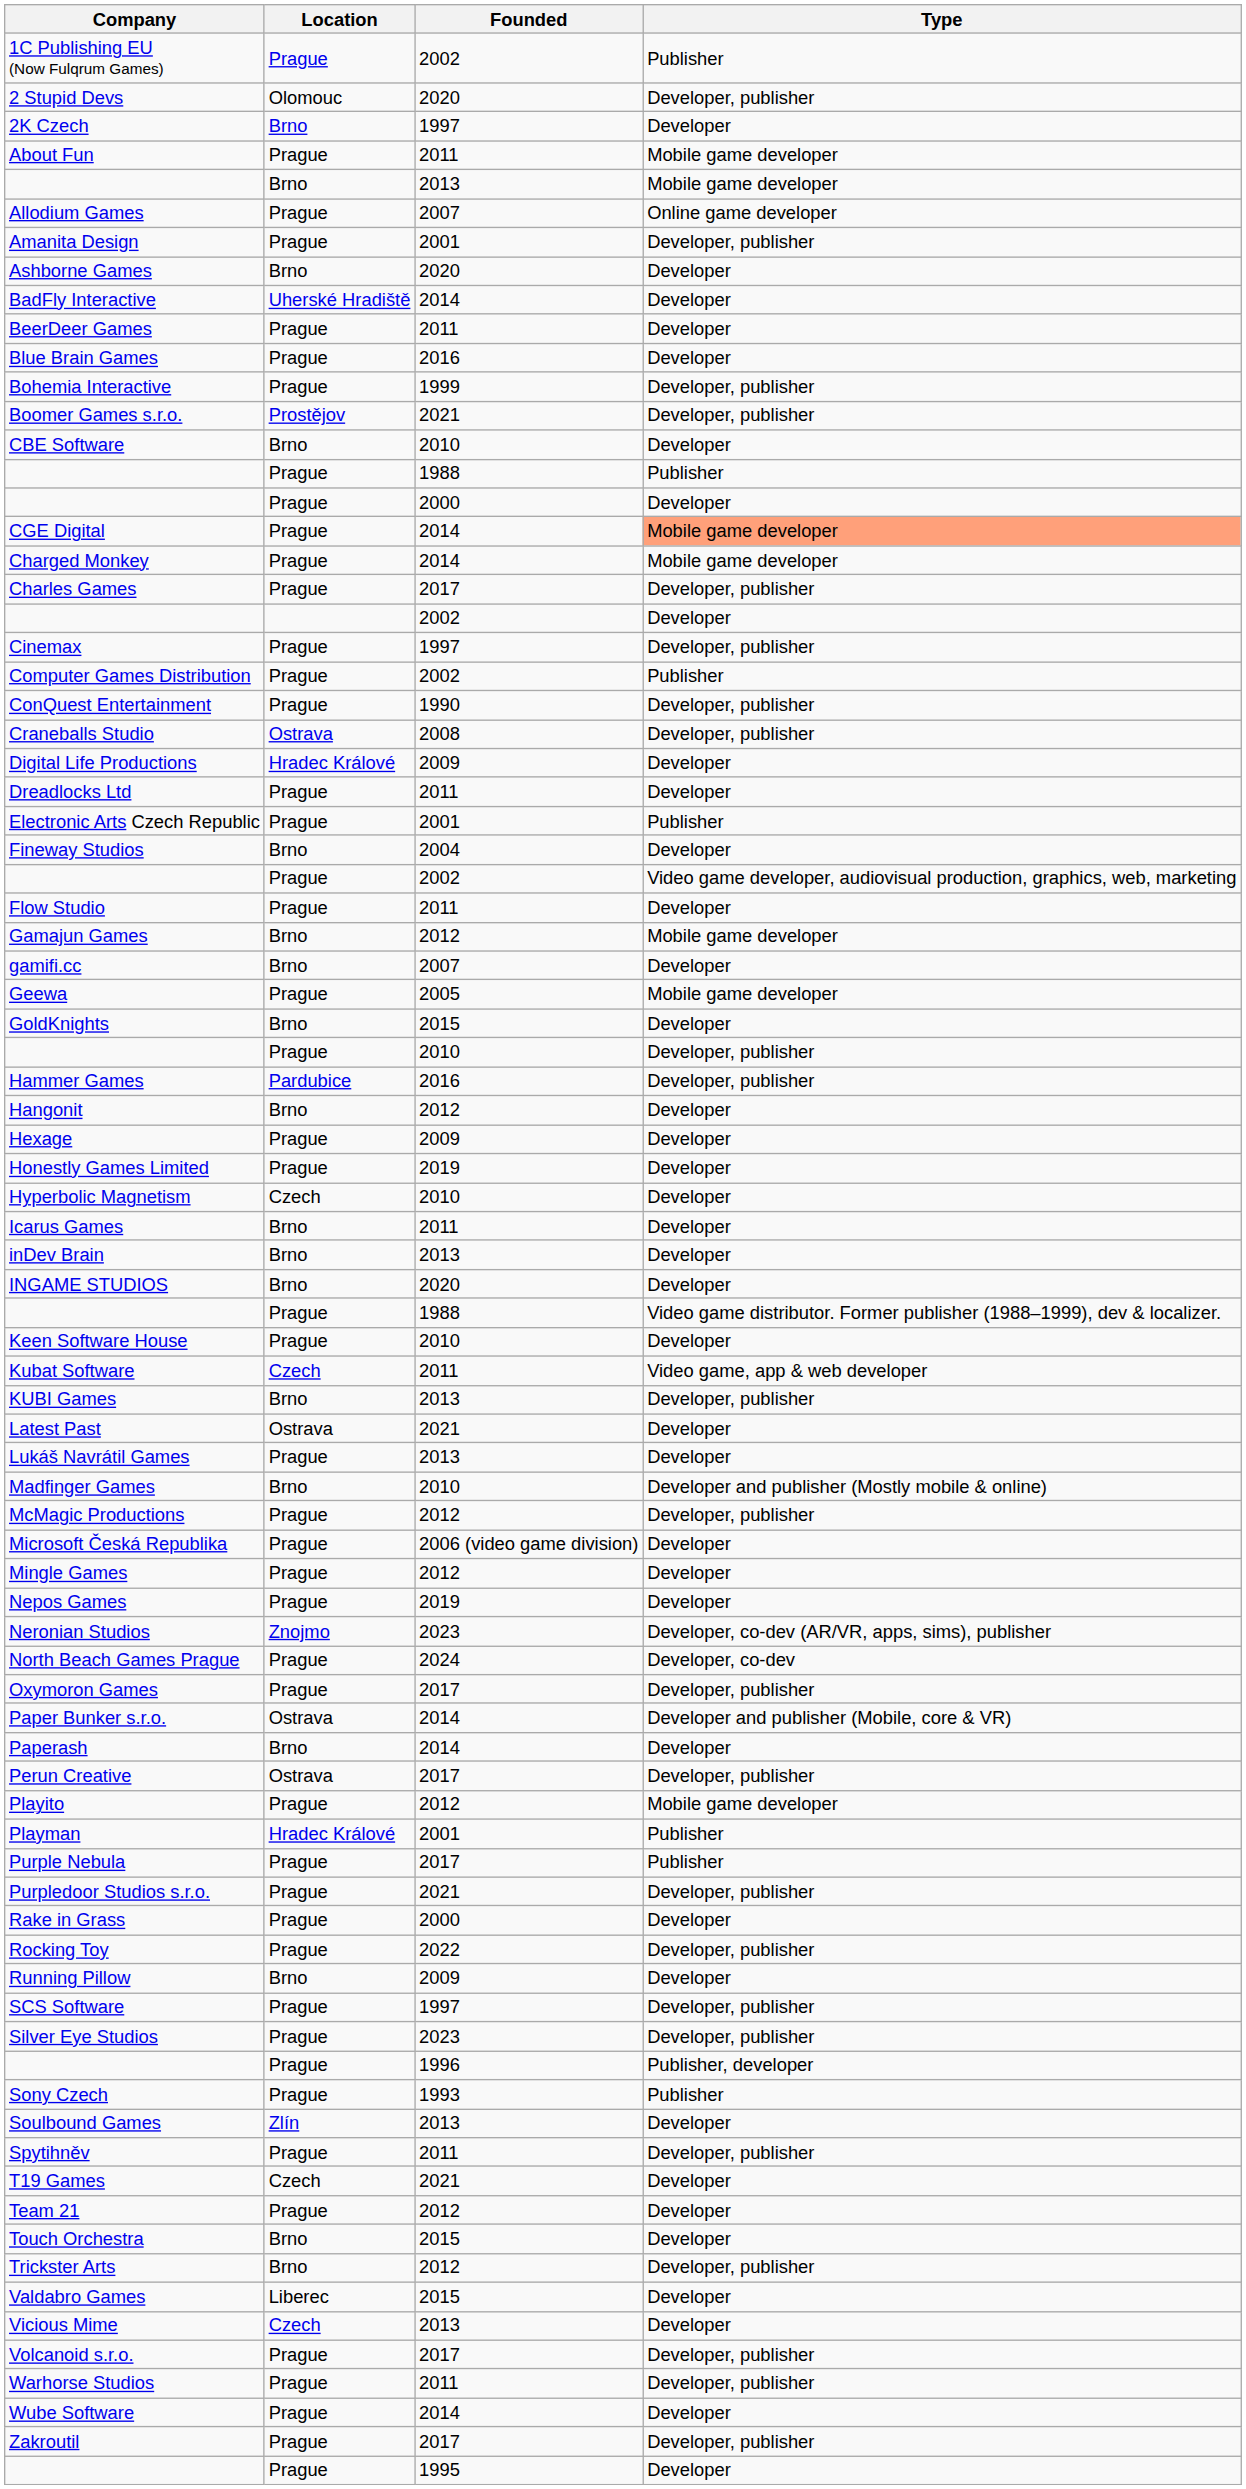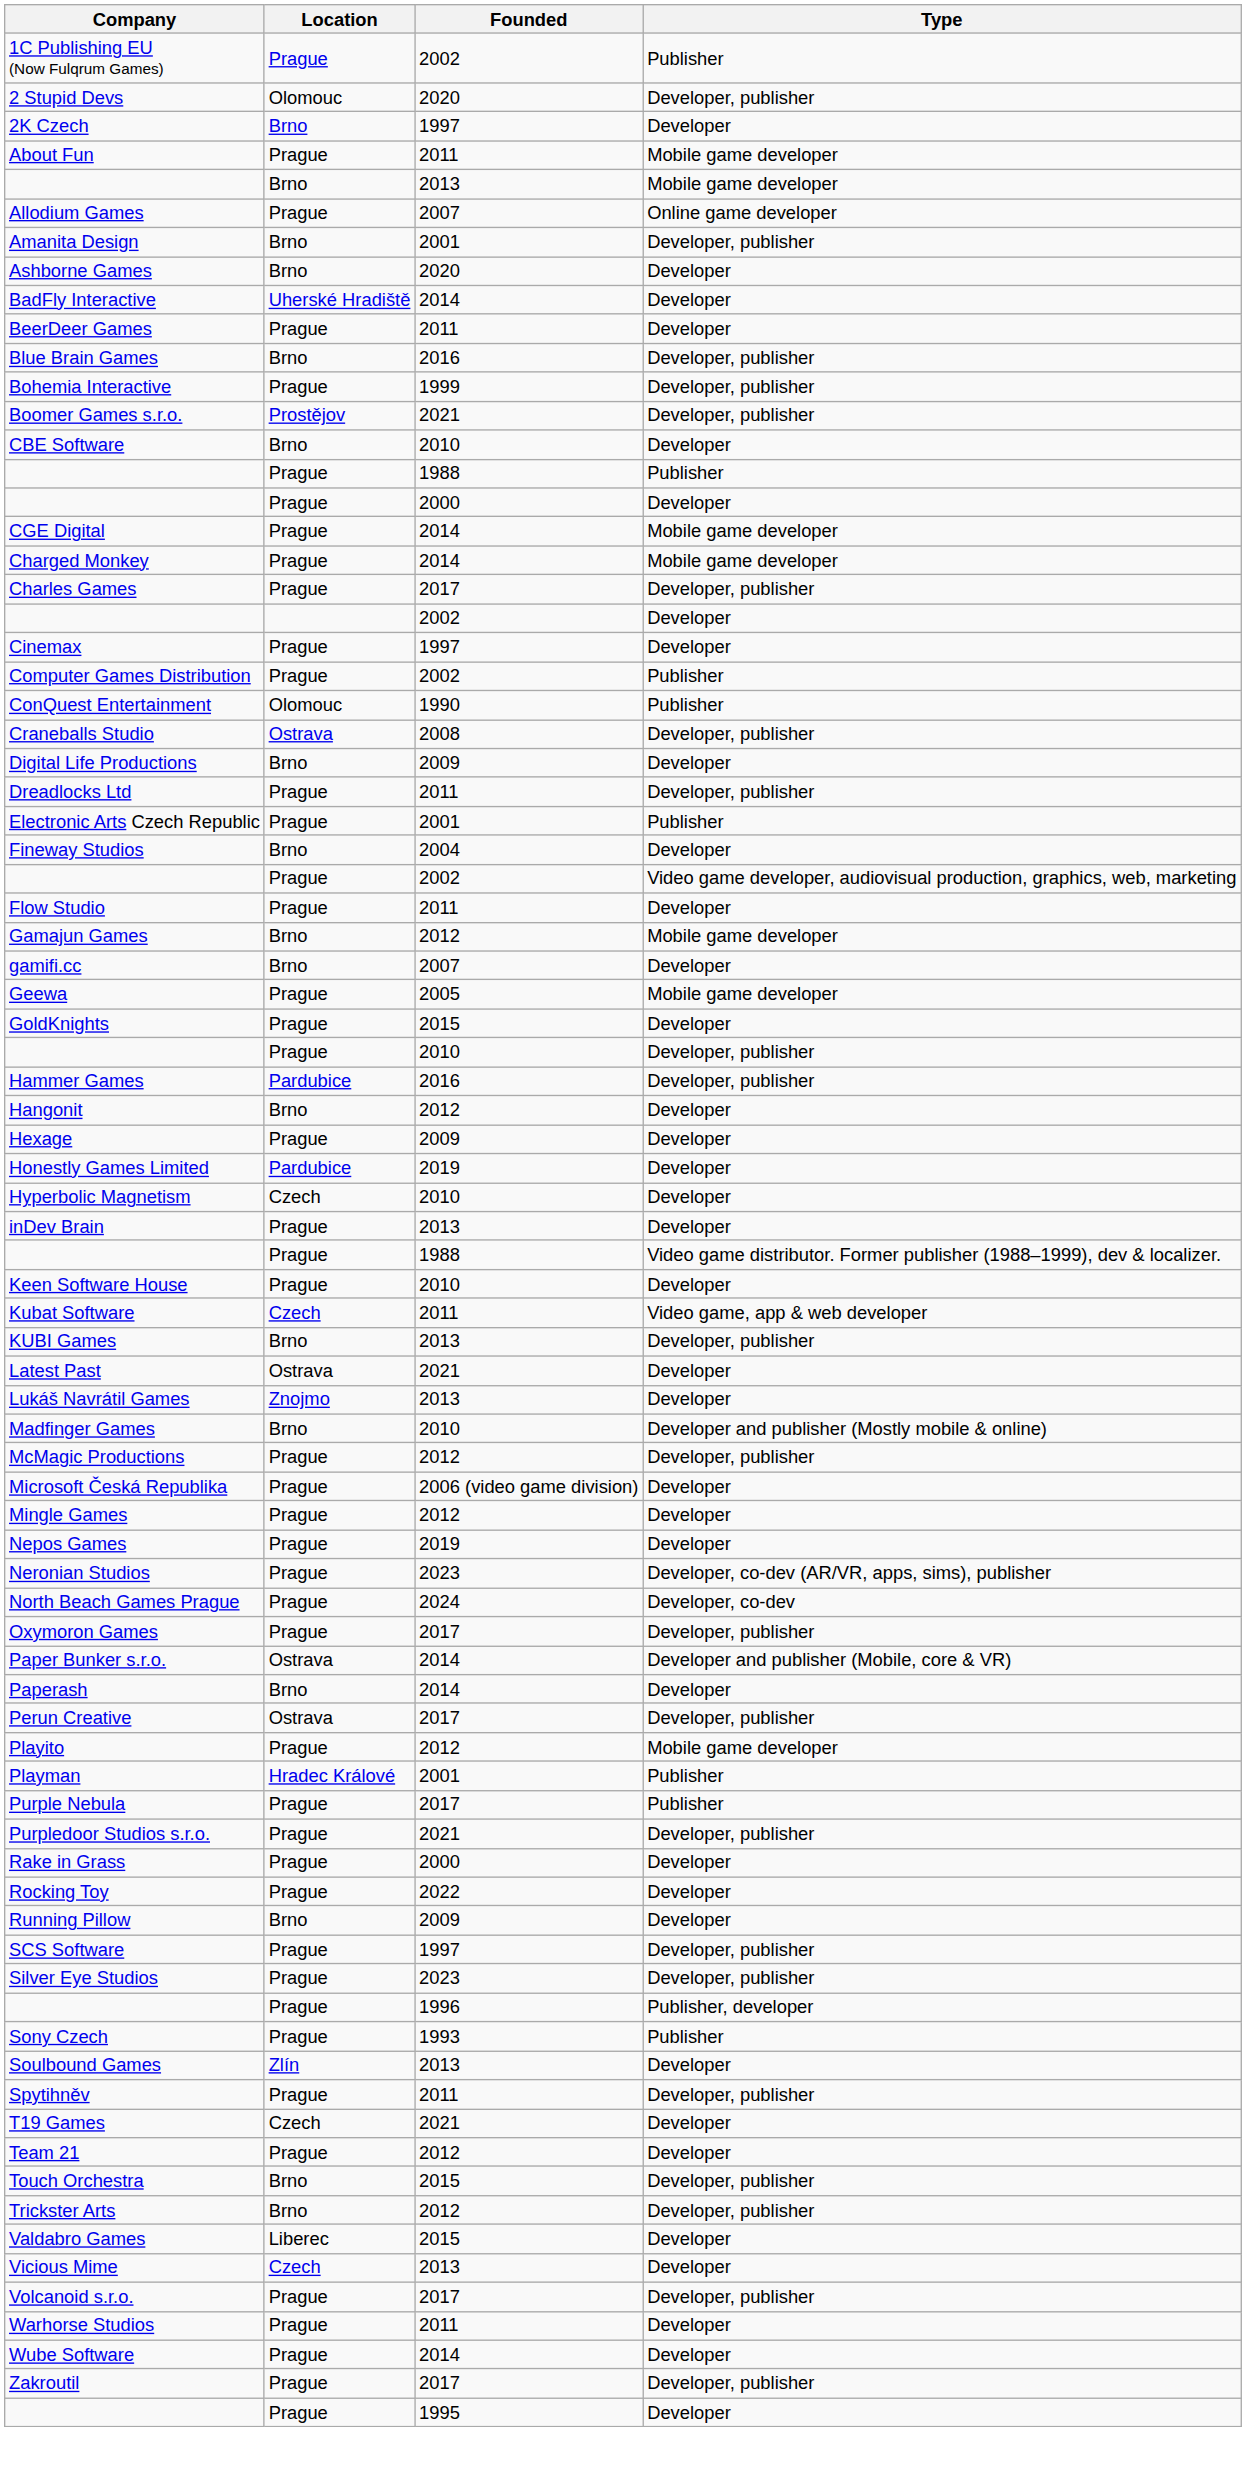(298, 242) Prague -> (288, 242) Brno
(298, 357) Prague -> (288, 357) Brno
(689, 357) Developer -> (731, 357) Developer, publisher
(743, 531) lightsalmon background -> (743, 531) no background
(731, 647) Developer, publisher -> (689, 647) Developer
(298, 705) Prague -> (305, 705) Olomouc
(731, 705) Developer, publisher -> (685, 705) Publisher
(332, 763) Hradec Králové -> (288, 763) Brno
(689, 791) Developer -> (731, 791) Developer, publisher
(288, 1023) Brno -> (298, 1023) Prague
(298, 1168) Prague -> (310, 1168) Pardubice
- row: (66, 1226)
(288, 1254) Brno -> (298, 1226) Prague
- row: (89, 1283)
(298, 1457) Prague -> (299, 1399) Znojmo
(299, 1631) Znojmo -> (298, 1573) Prague
(731, 1949) Developer, publisher -> (689, 1891) Developer
(689, 2238) Developer -> (731, 2181) Developer, publisher
(731, 2383) Developer, publisher -> (689, 2325) Developer
